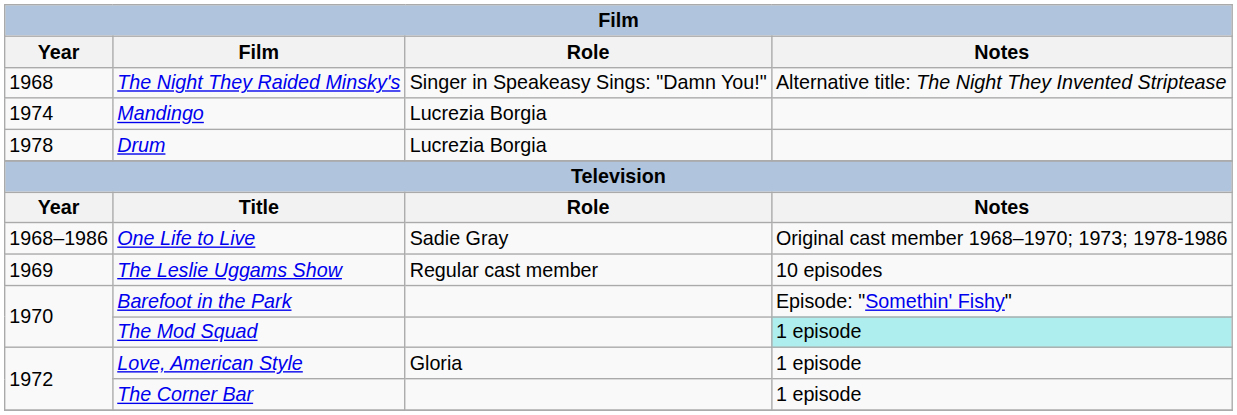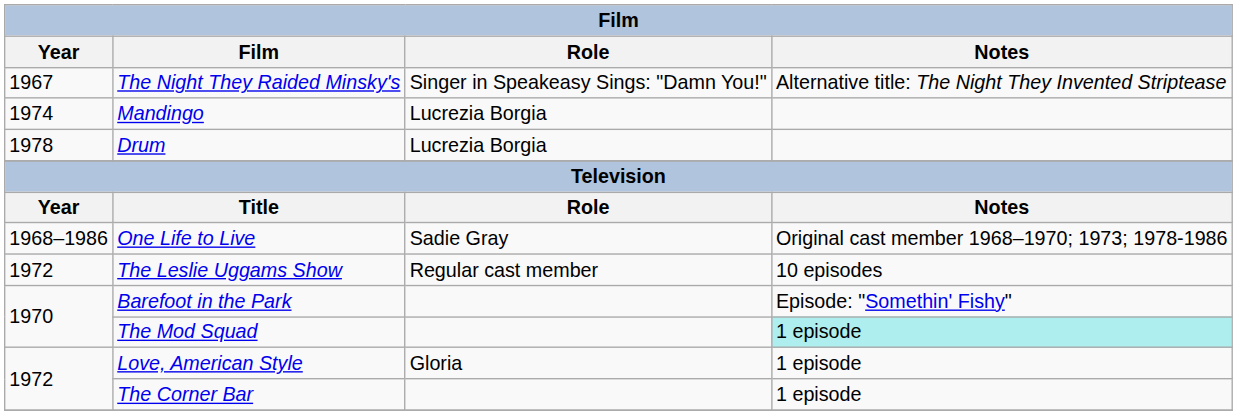(31, 83) 1968 -> (31, 83) 1967
(31, 270) 1969 -> (31, 270) 1972
